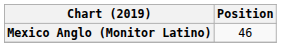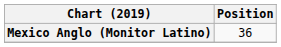(245, 33) 46 -> (245, 33) 36
